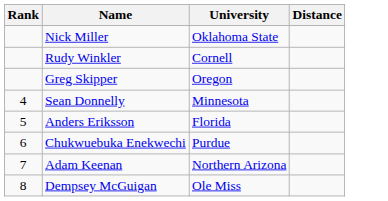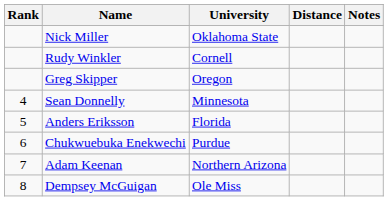+ column: (364, 15)
